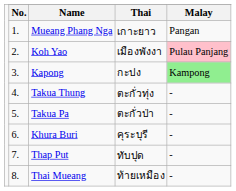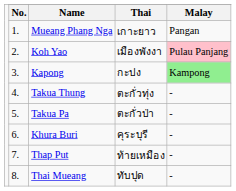(130, 155) ทับปุด -> (141, 155) ท้ายเหมือง
(141, 176) ท้ายเหมือง -> (130, 176) ทับปุด
